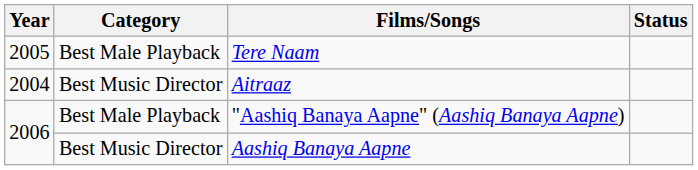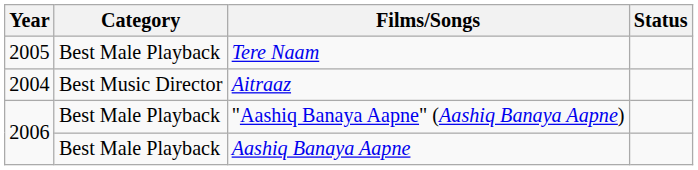(141, 148) Best Music Director -> (140, 148) Best Male Playback
